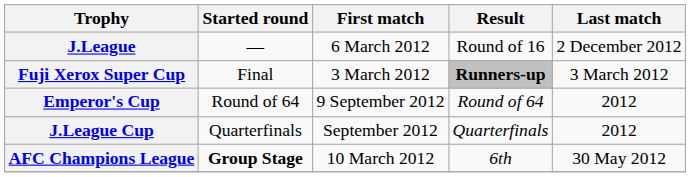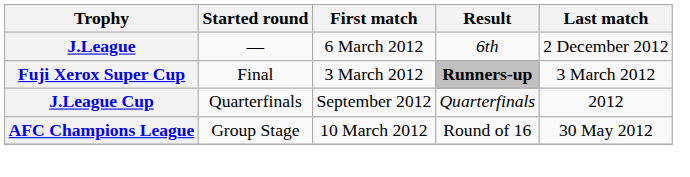(501, 46) Round of 16 -> (487, 46) 6th
- row: (102, 102)
(255, 158) bold -> (255, 130) normal
(501, 158) 6th -> (487, 130) Round of 16
